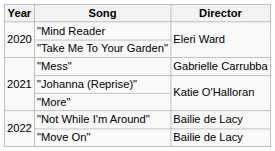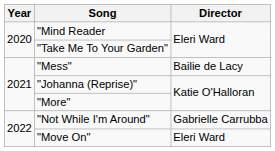(221, 66) Gabrielle Carrubba -> (208, 66) Bailie de Lacy
(208, 119) Bailie de Lacy -> (221, 119) Gabrielle Carrubba
(208, 137) Bailie de Lacy -> (199, 137) Eleri Ward
